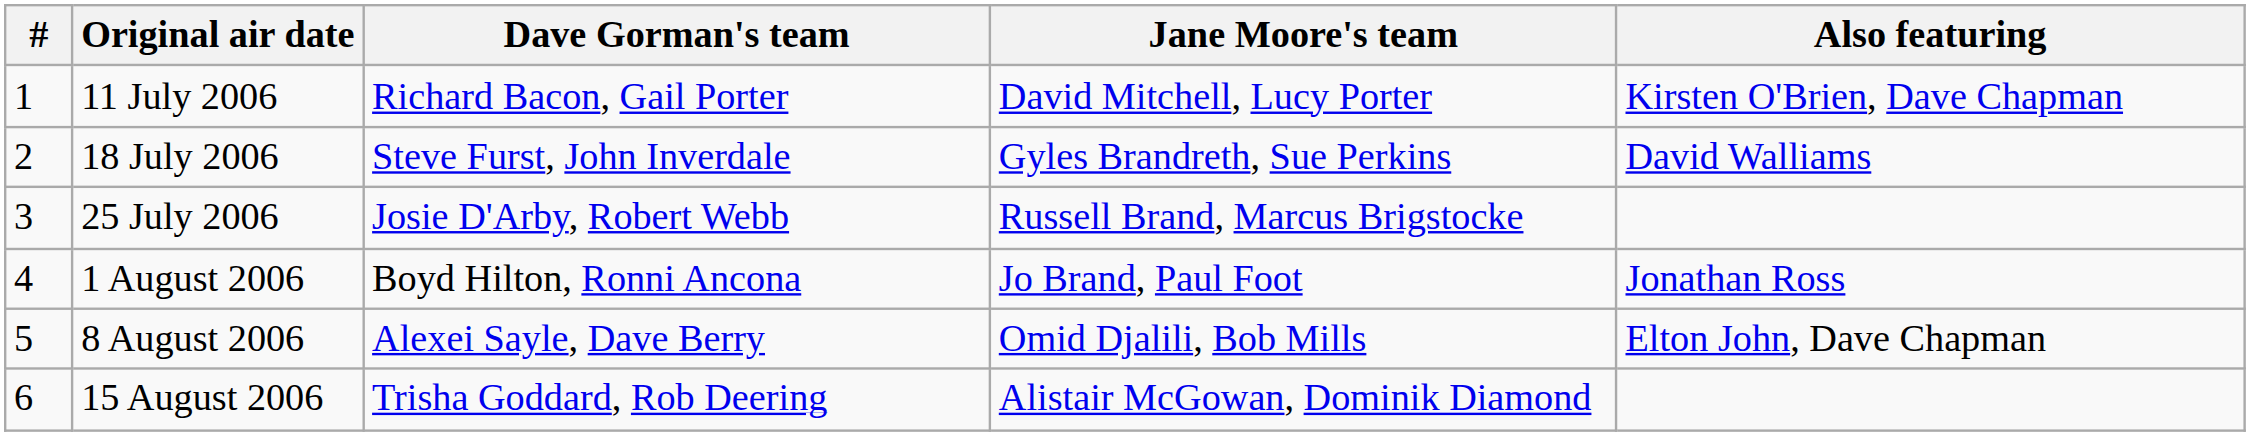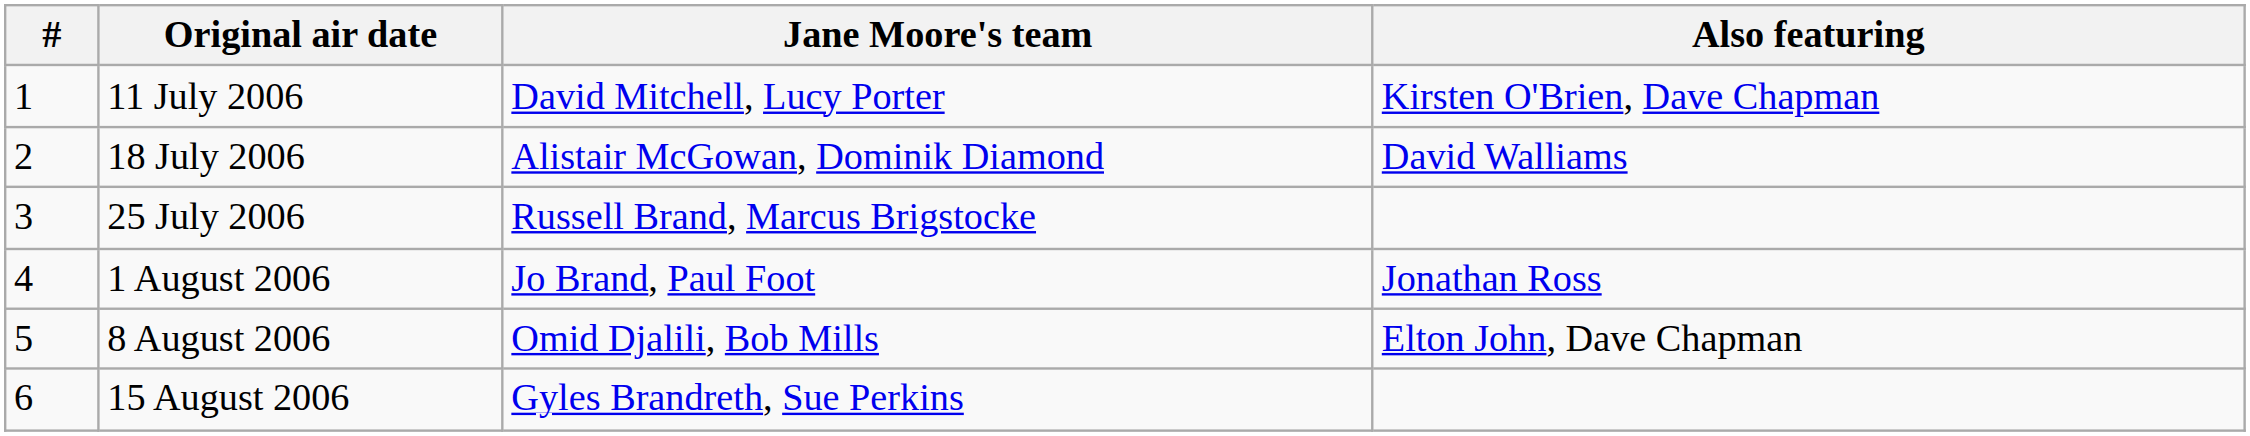- column: (677, 34)
(1225, 156) Gyles Brandreth, Sue Perkins -> (808, 156) Alistair McGowan, Dominik Diamond
(1295, 398) Alistair McGowan, Dominik Diamond -> (738, 398) Gyles Brandreth, Sue Perkins
